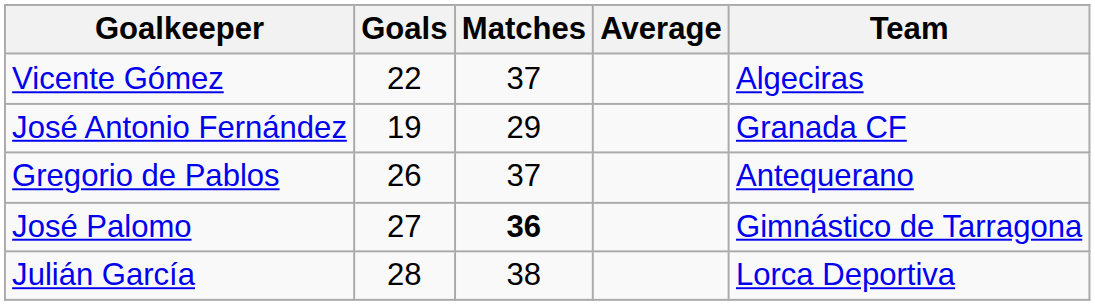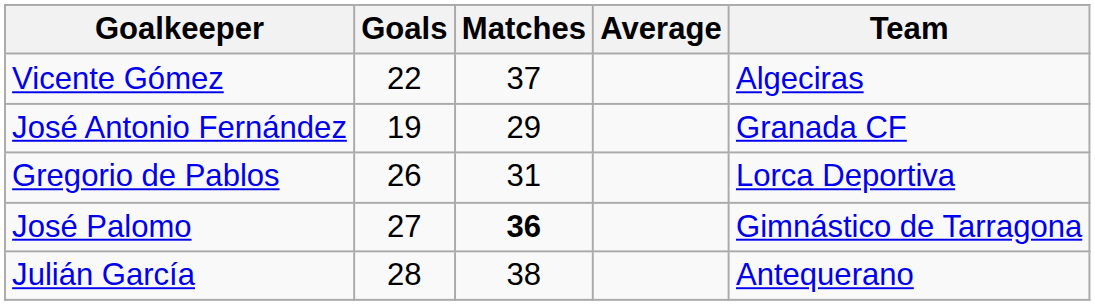(524, 176) 37 -> (524, 176) 31
(825, 176) Antequerano -> (846, 176) Lorca Deportiva
(846, 275) Lorca Deportiva -> (825, 275) Antequerano
